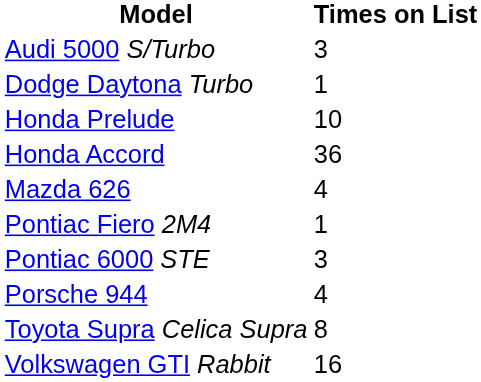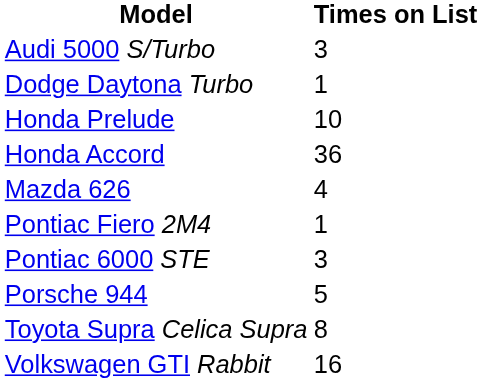(321, 294) 4 -> (321, 294) 5
